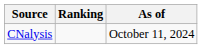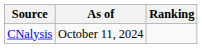columns swapped: (81, 14) <-> (152, 14)
